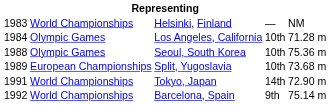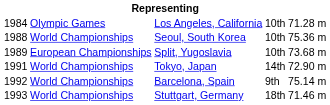- row: (193, 23)
(68, 52) Olympic Games -> (82, 38) World Championships
+ row: (199, 96)
